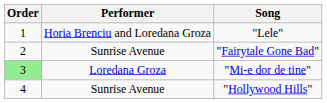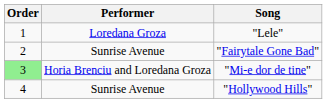(128, 32) Horia Brenciu and Loredana Groza -> (128, 32) Loredana Groza
(128, 70) Loredana Groza -> (128, 70) Horia Brenciu and Loredana Groza
